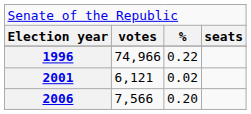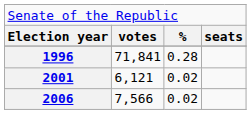(138, 57) 74,966 -> (138, 57) 71,841
(183, 57) 0.22 -> (183, 57) 0.28
(183, 99) 0.20 -> (183, 99) 0.02
